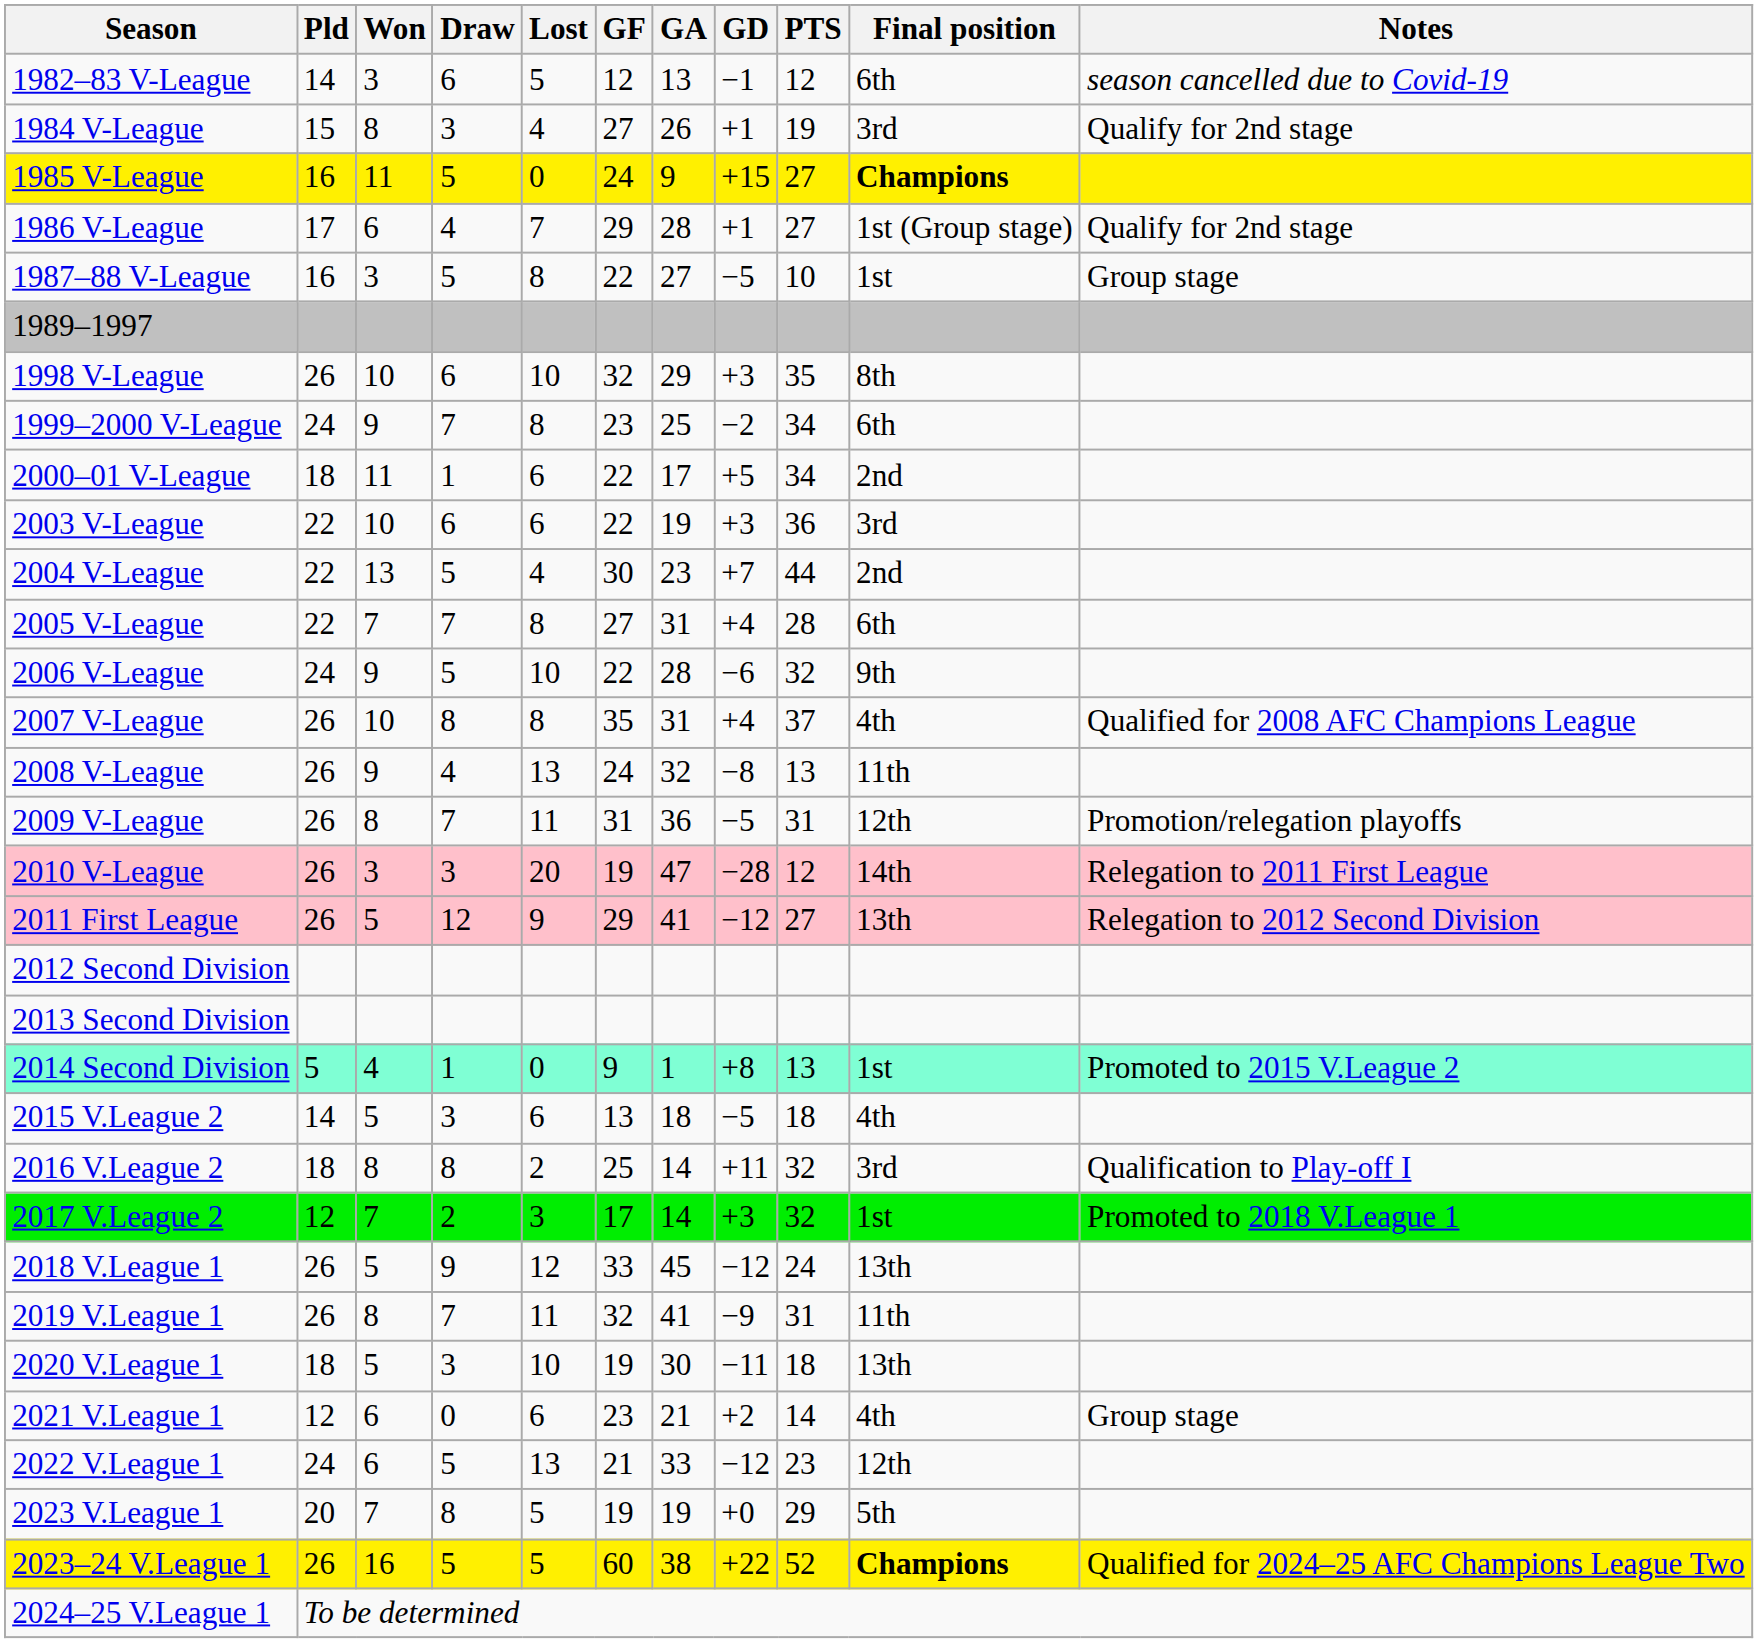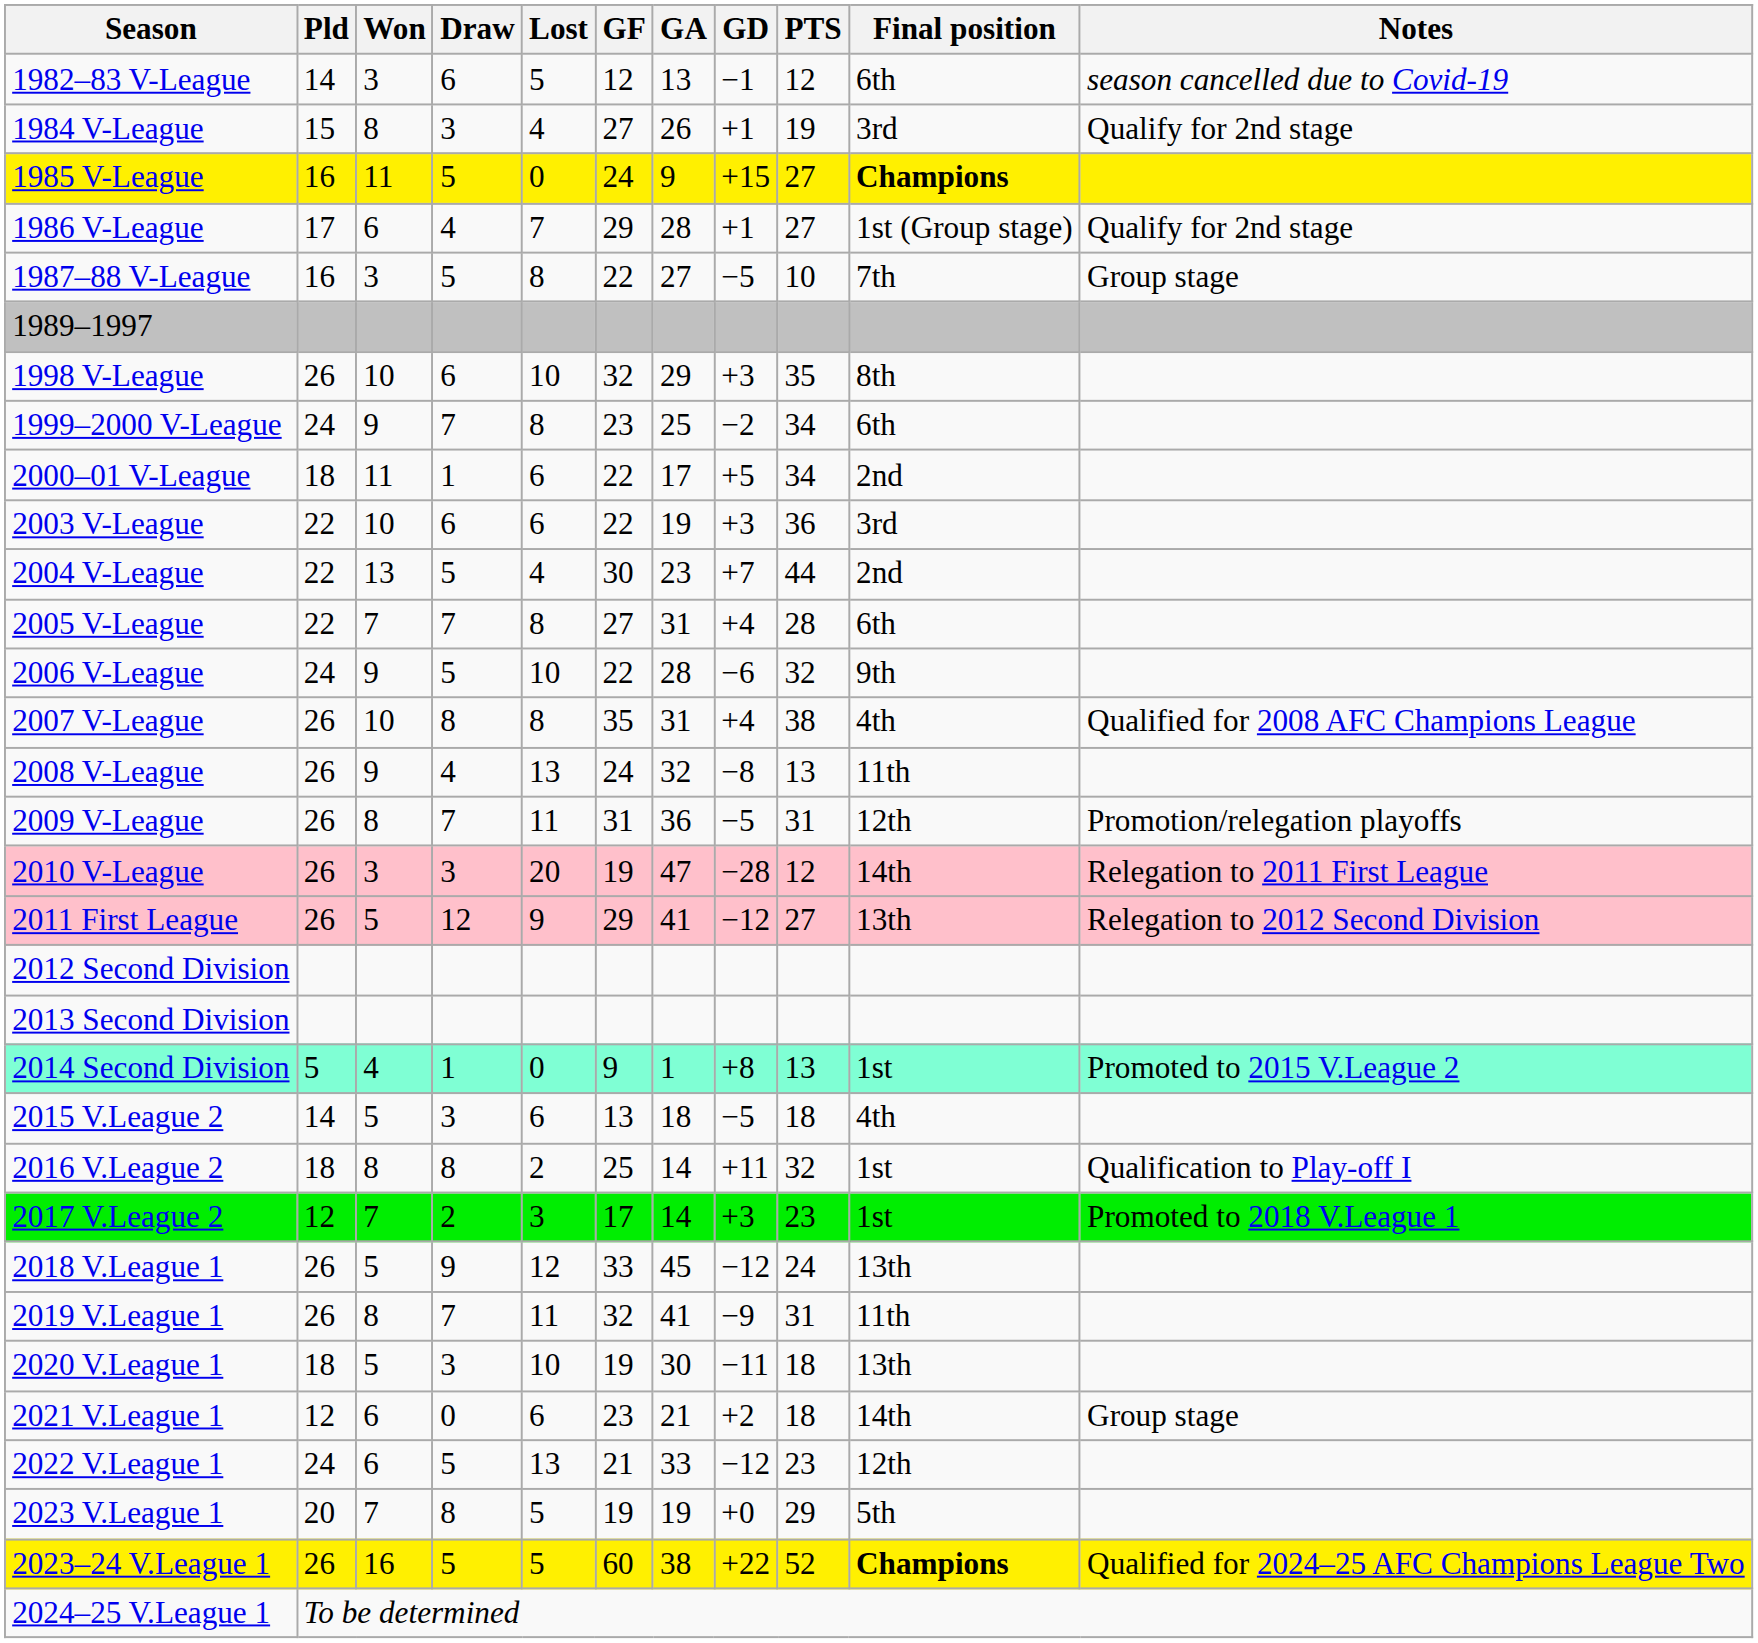(874, 276) 1st -> (876, 276) 7th
(800, 721) 37 -> (800, 721) 38
(877, 1167) 3rd -> (874, 1167) 1st
(800, 1216) 32 -> (800, 1216) 23
(800, 1414) 14 -> (800, 1414) 18
(876, 1414) 4th -> (884, 1414) 14th
